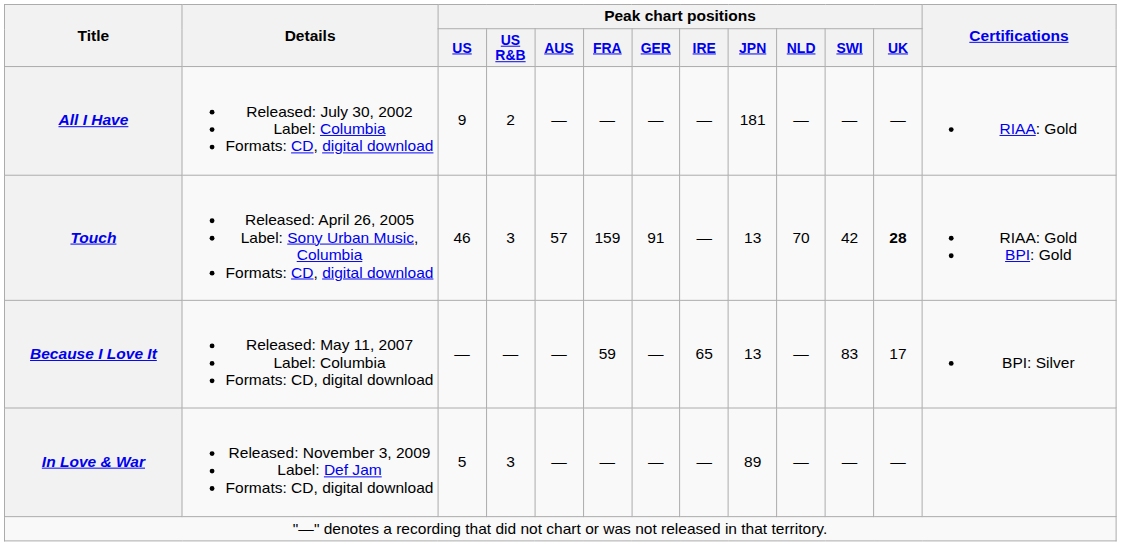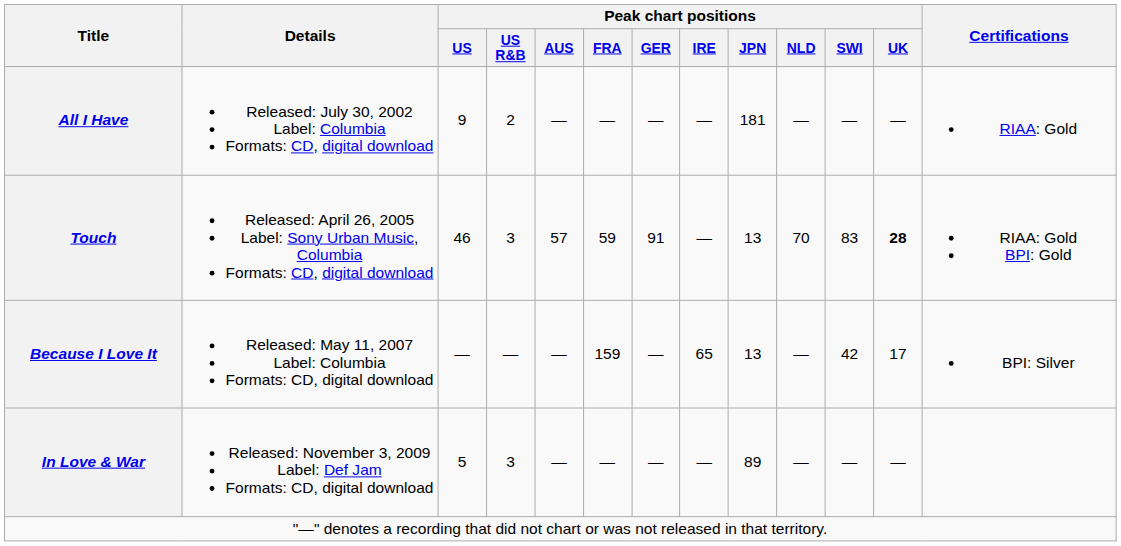(607, 237) 159 -> (607, 237) 59
(850, 237) 42 -> (850, 237) 83
(607, 354) 59 -> (607, 354) 159
(850, 354) 83 -> (850, 354) 42
